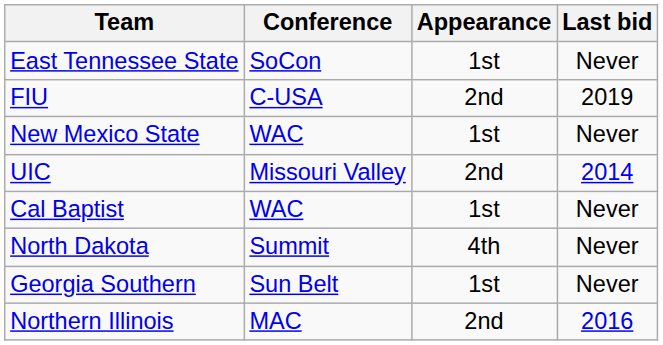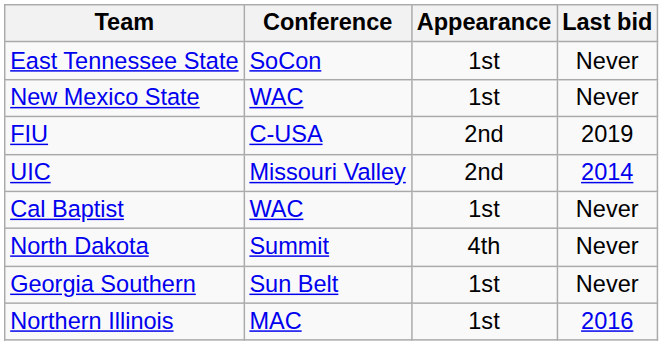rows swapped: (29, 97) <-> (105, 135)
(484, 321) 2nd -> (484, 321) 1st
